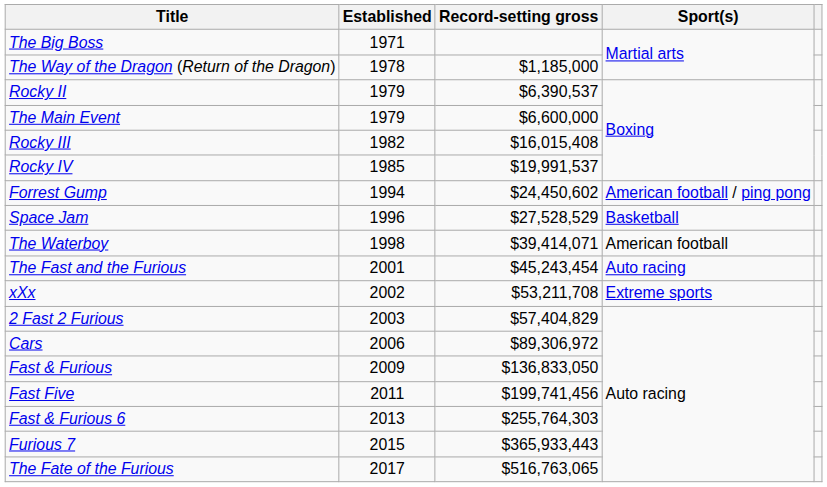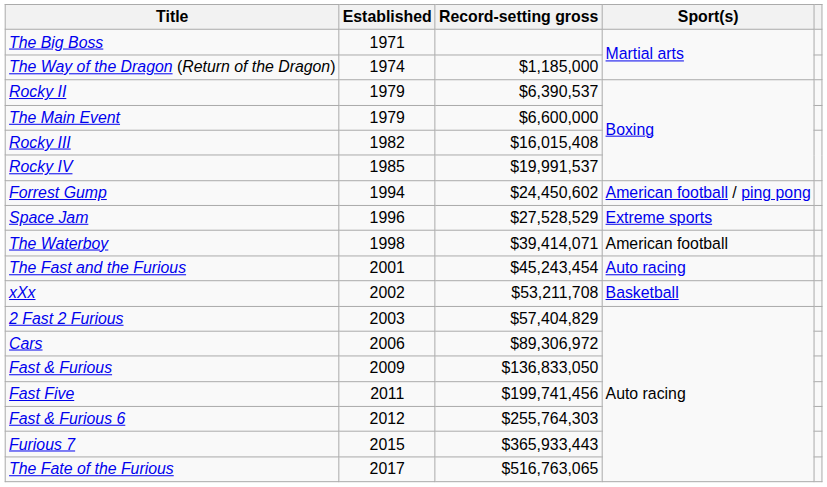(387, 67) 1978 -> (387, 67) 1974
(642, 218) Basketball -> (659, 218) Extreme sports
(659, 293) Extreme sports -> (642, 293) Basketball
(387, 419) 2013 -> (387, 419) 2012
